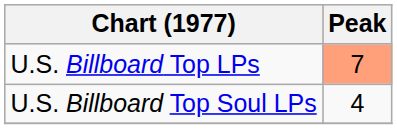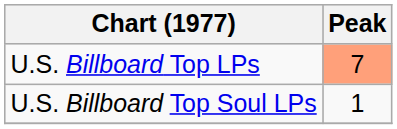(357, 103) 4 -> (357, 103) 1
